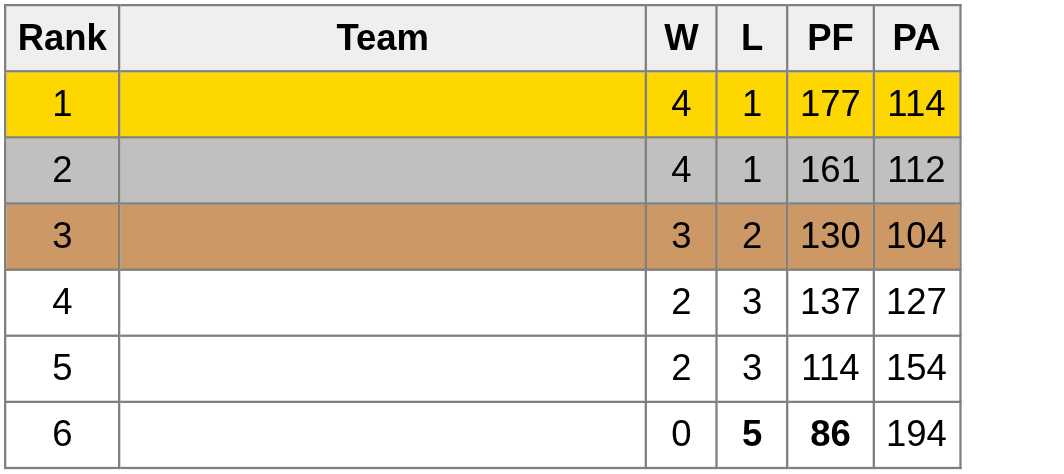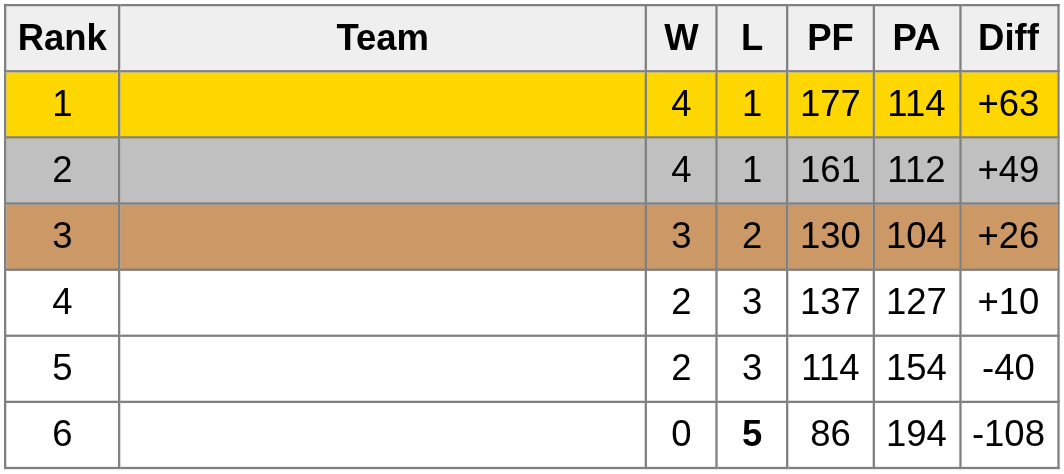+ column: (1008, 37)
(830, 434) bold -> (830, 434) normal
